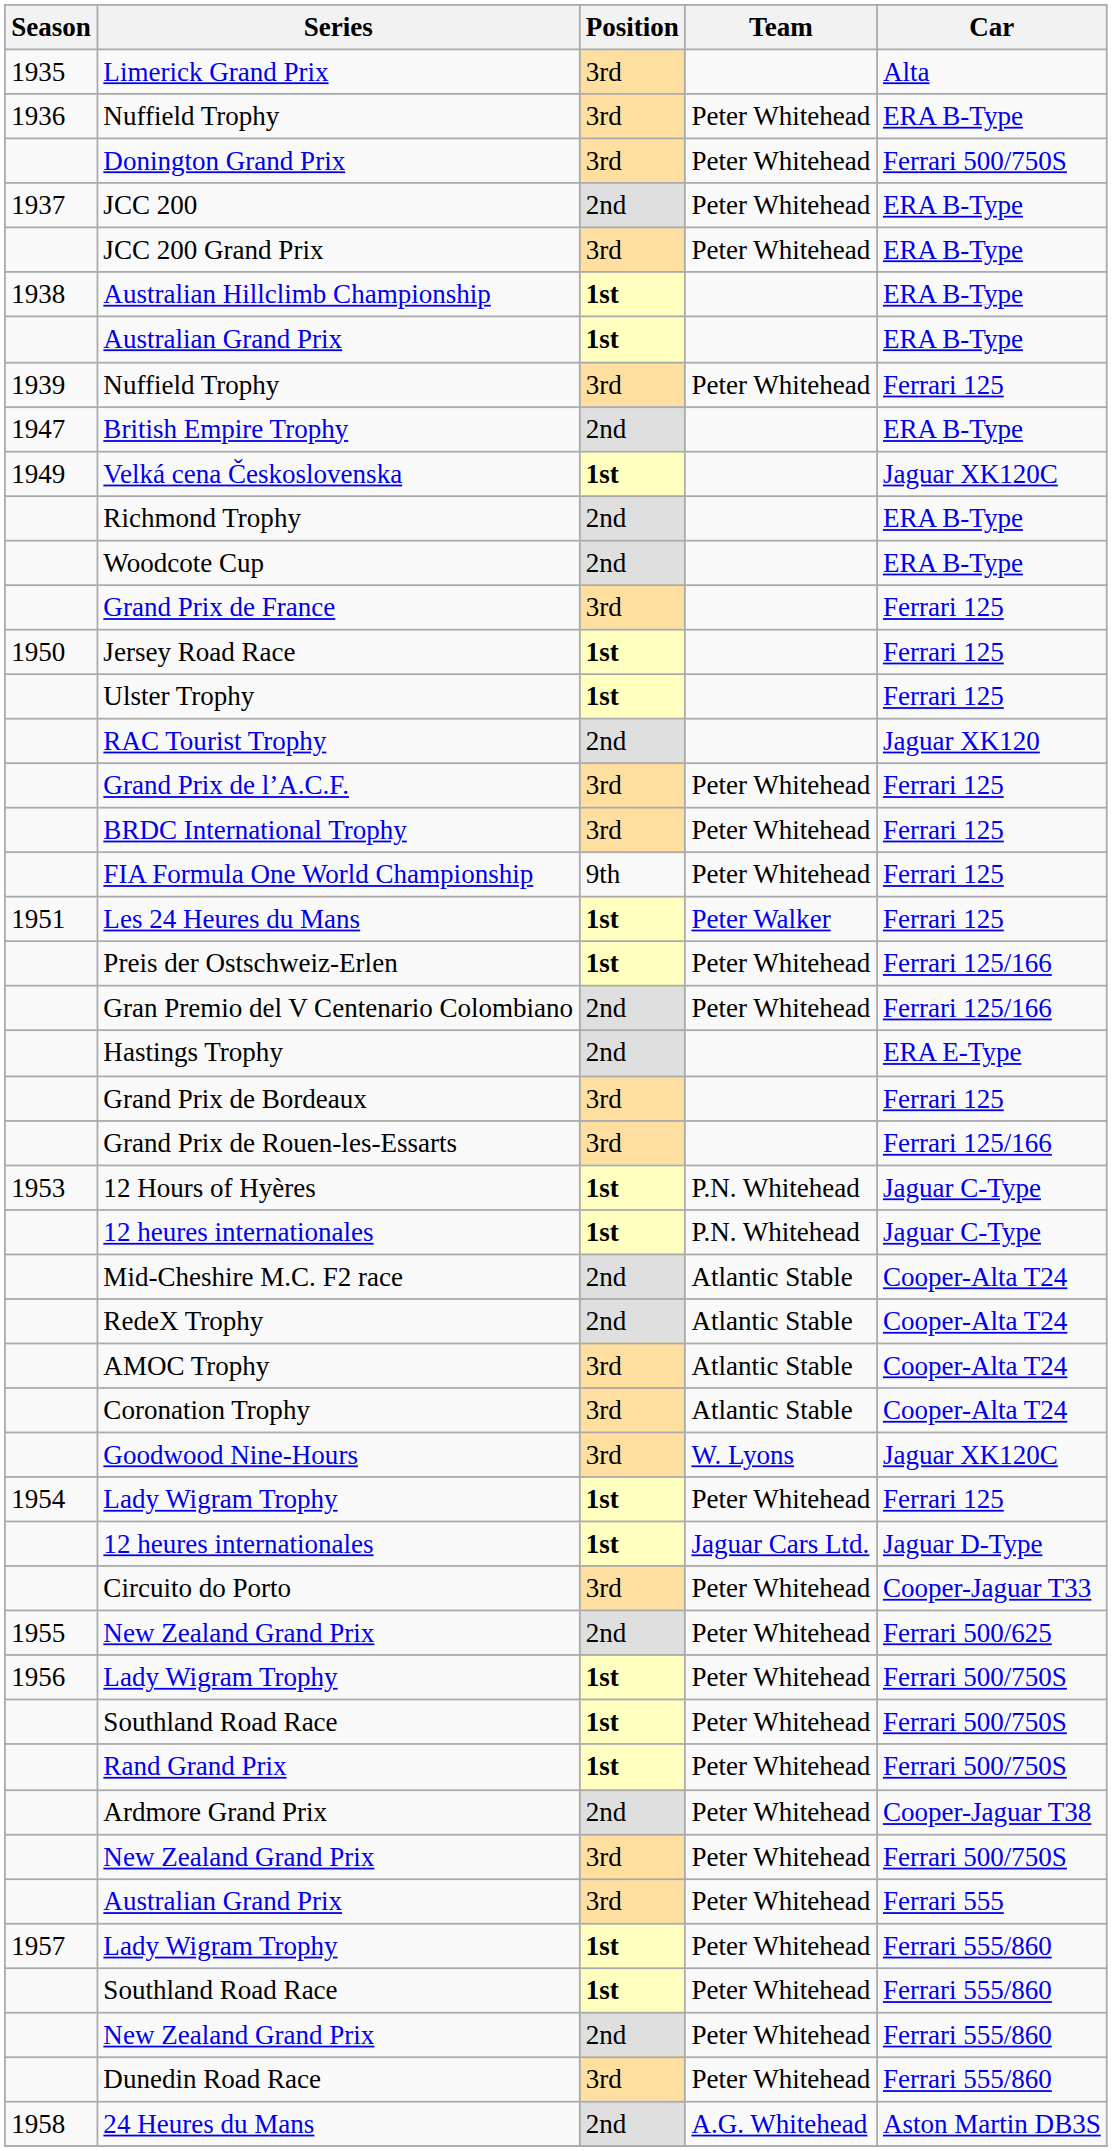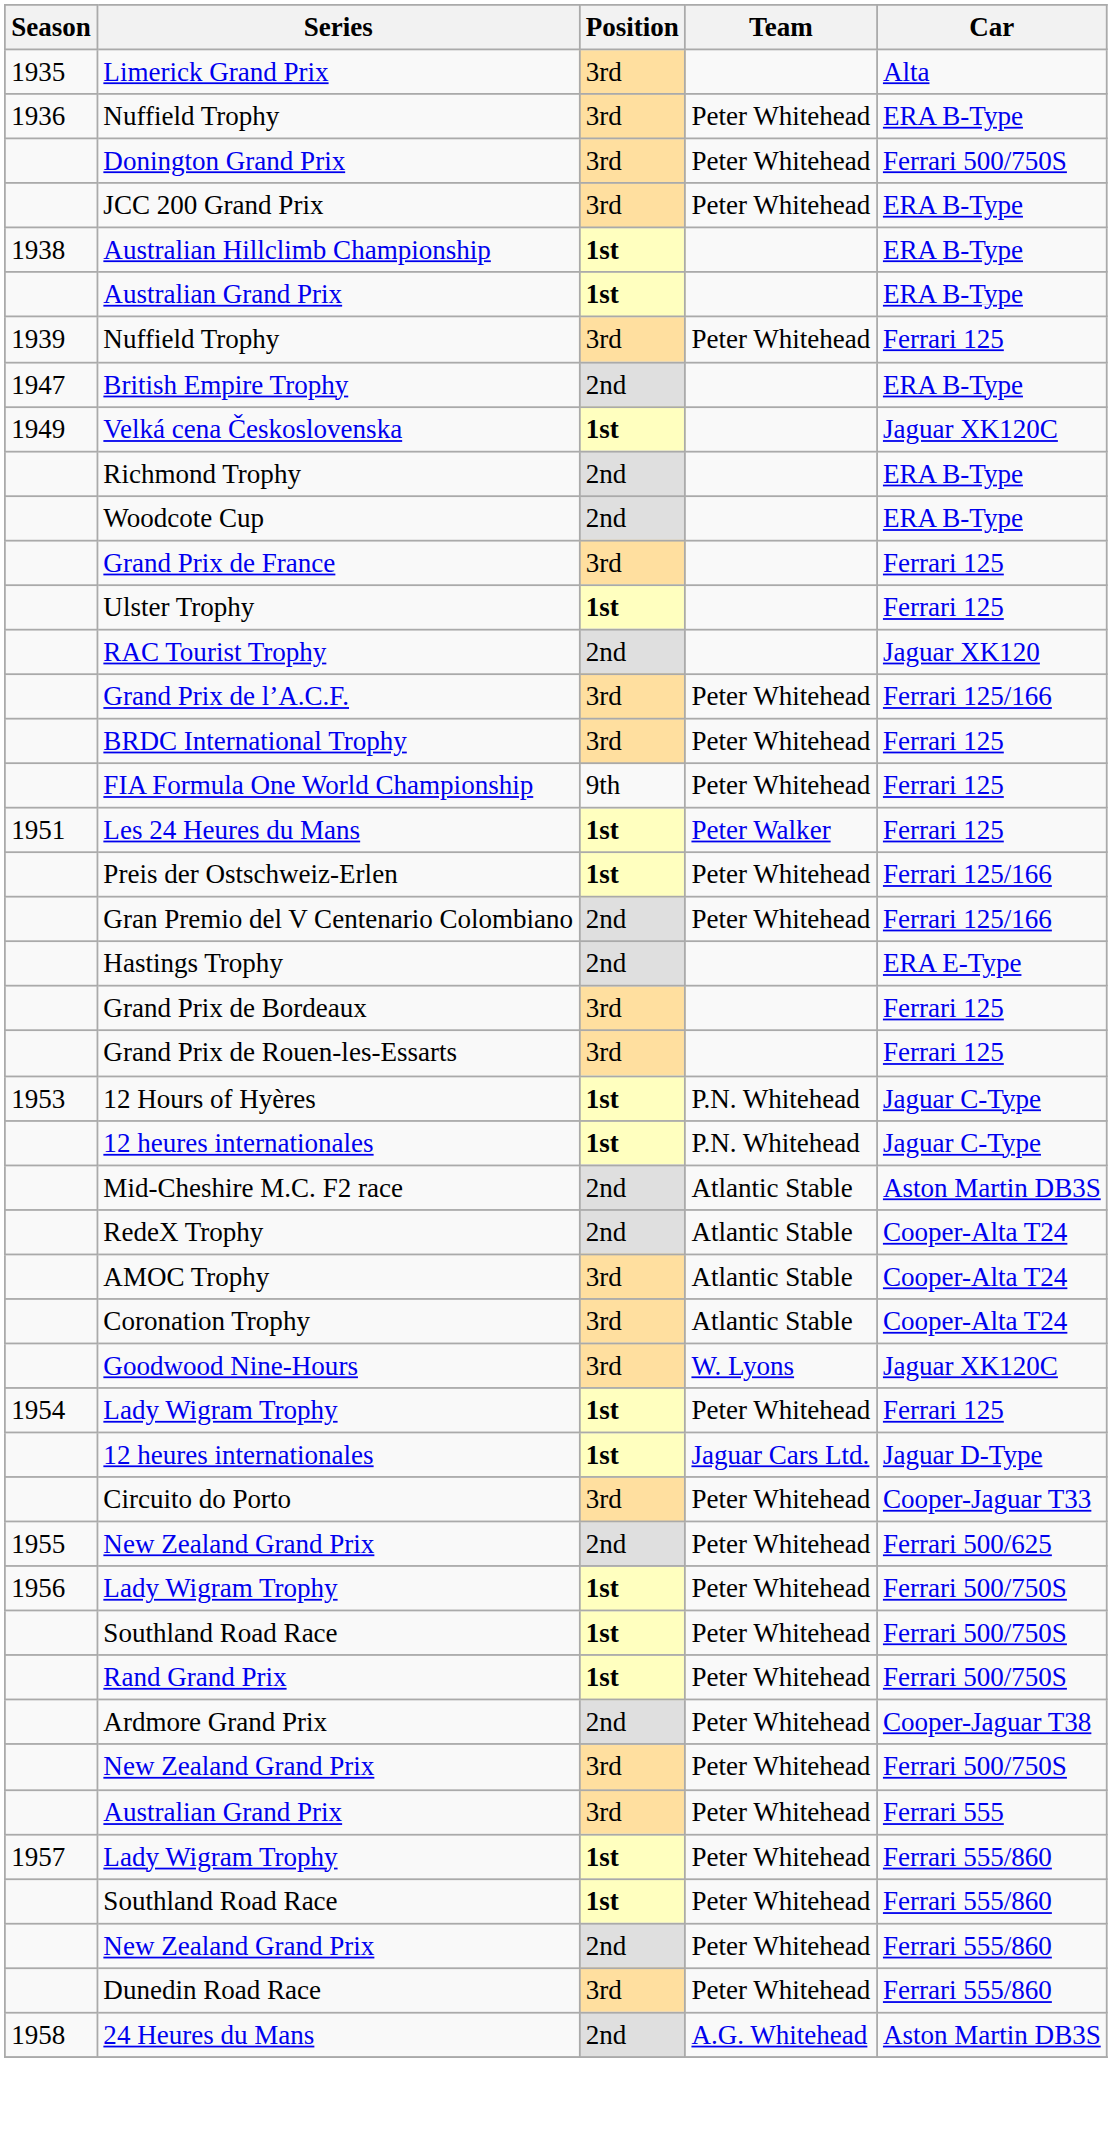- row: (38, 205)
- row: (38, 651)
(943, 785) Ferrari 125 -> (967, 696) Ferrari 125/166
(967, 1142) Ferrari 125/166 -> (943, 1053) Ferrari 125
(975, 1276) Cooper-Alta T24 -> (992, 1186) Aston Martin DB3S
